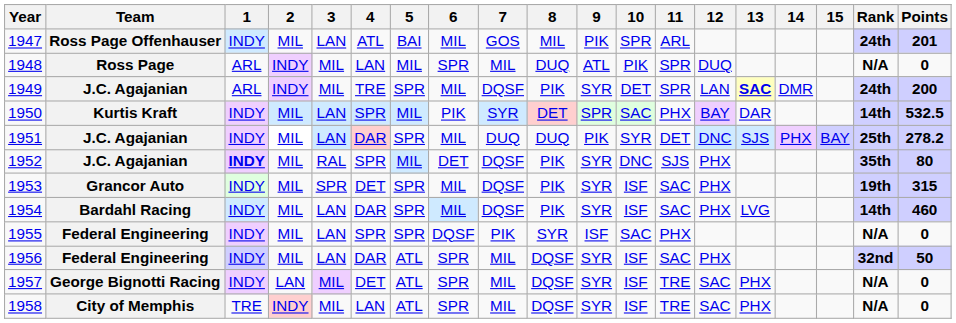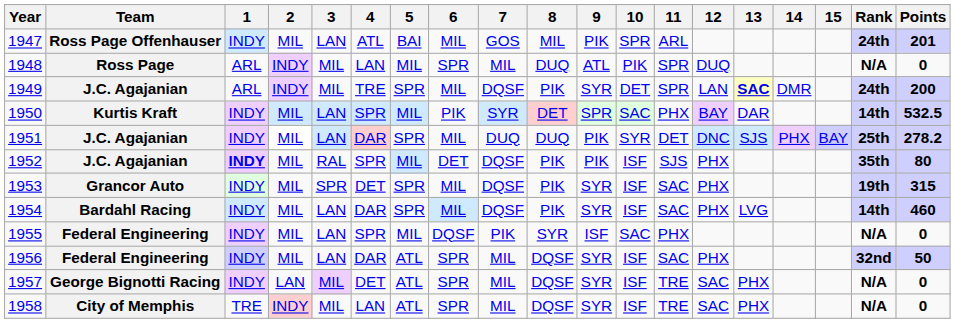(596, 162) SYR -> (596, 162) PIK
(636, 162) DNC -> (635, 162) ISF
(409, 234) SPR -> (409, 234) MIL
